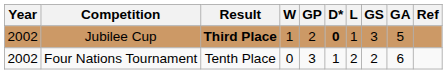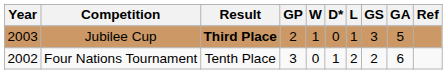columns swapped: (312, 15) <-> (290, 15)
(23, 36) 2002 -> (23, 36) 2003
(336, 36) bold -> (336, 36) normal
